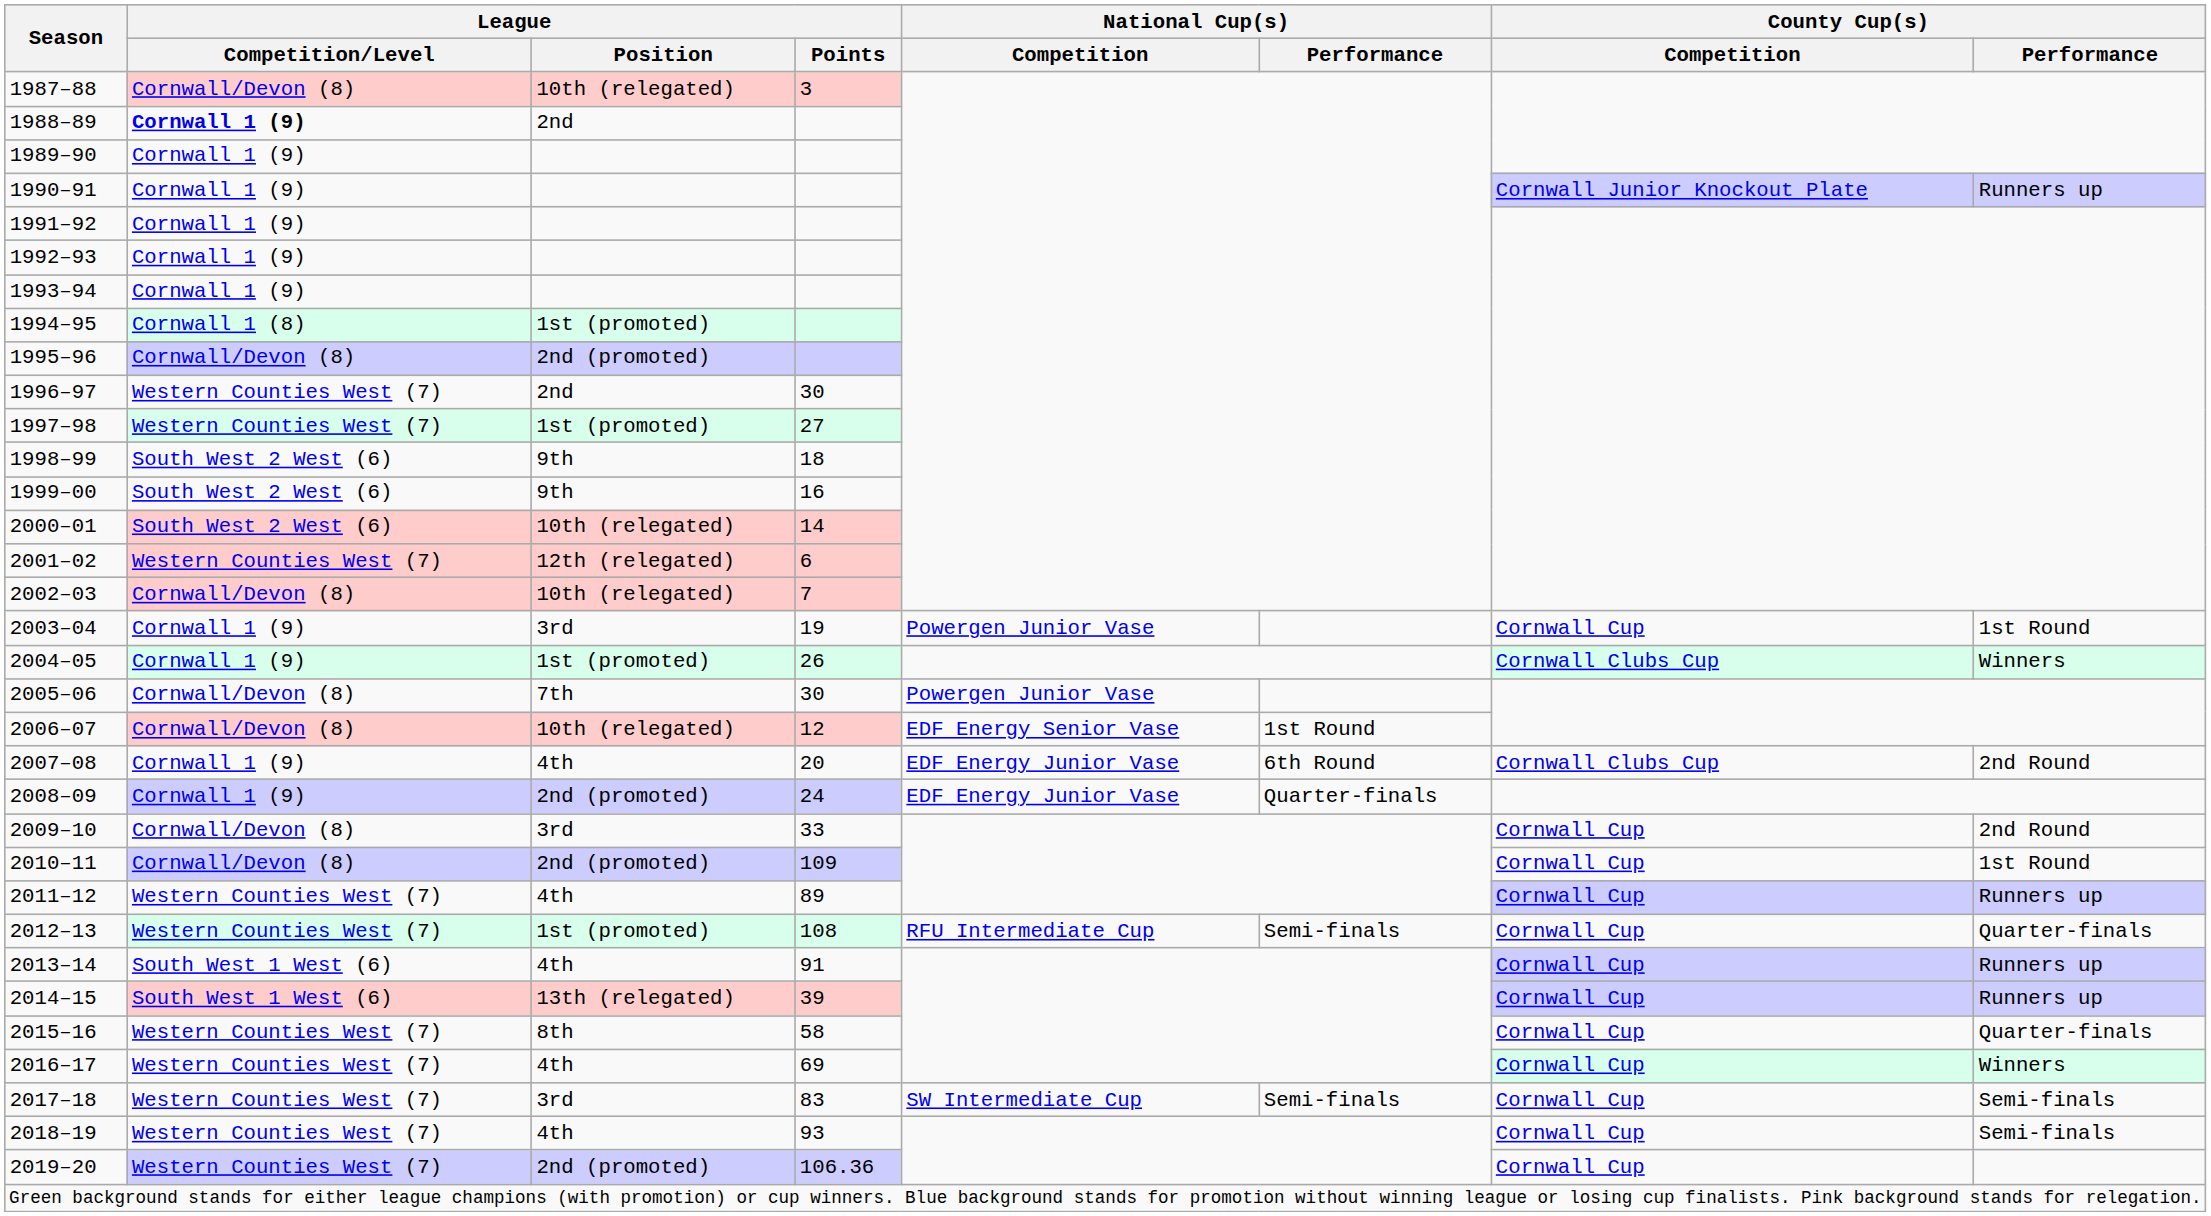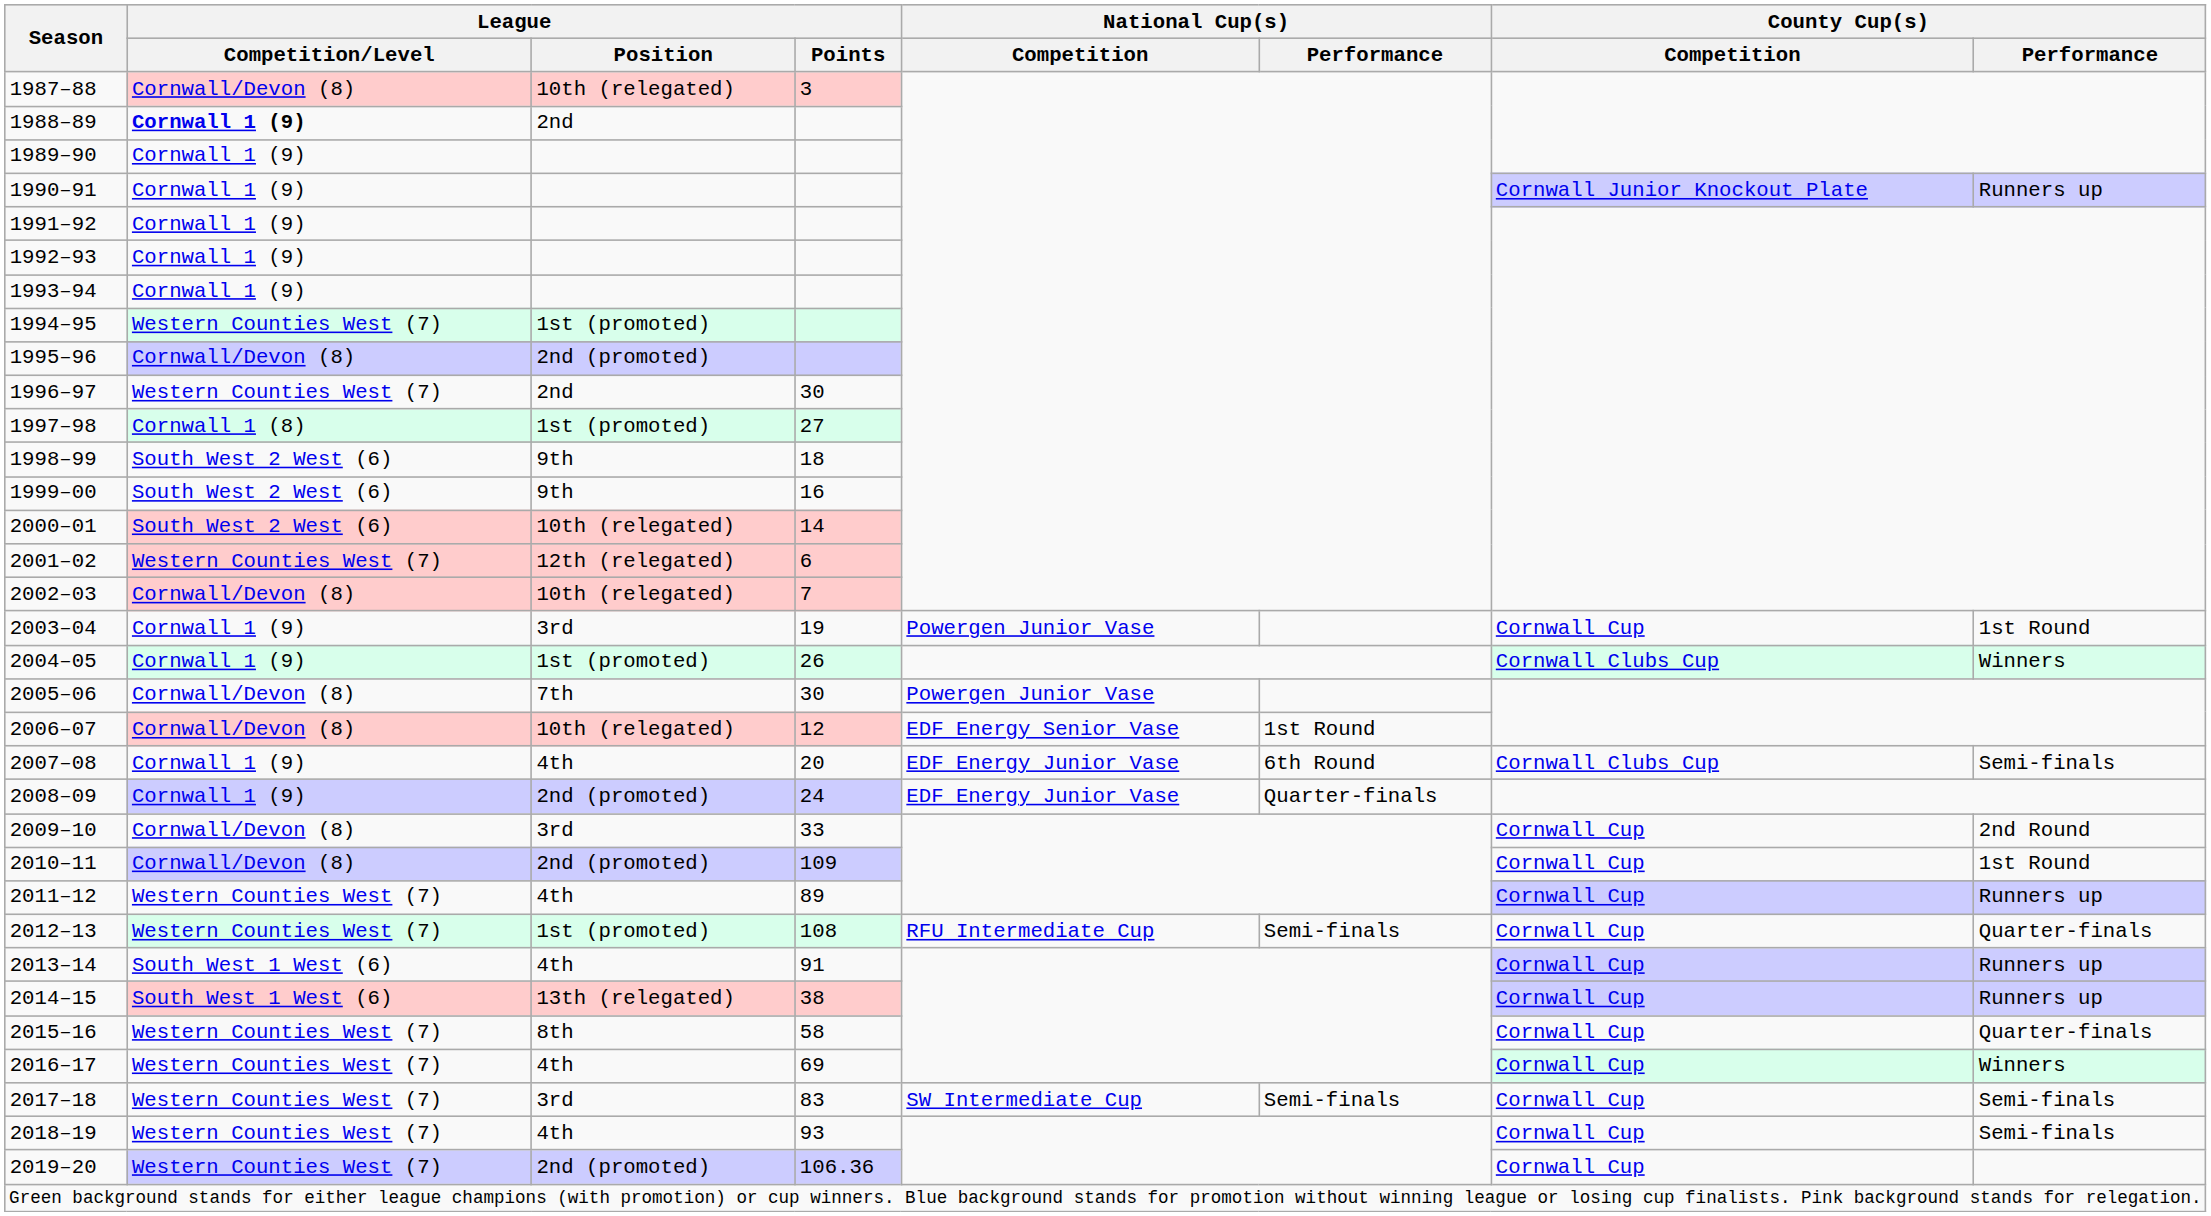(219, 325) Cornwall 1 (8) -> (287, 325) Western Counties West (7)
(287, 426) Western Counties West (7) -> (219, 426) Cornwall 1 (8)
(2035, 763) 2nd Round -> (2047, 763) Semi-finals
(812, 999) 39 -> (812, 999) 38
